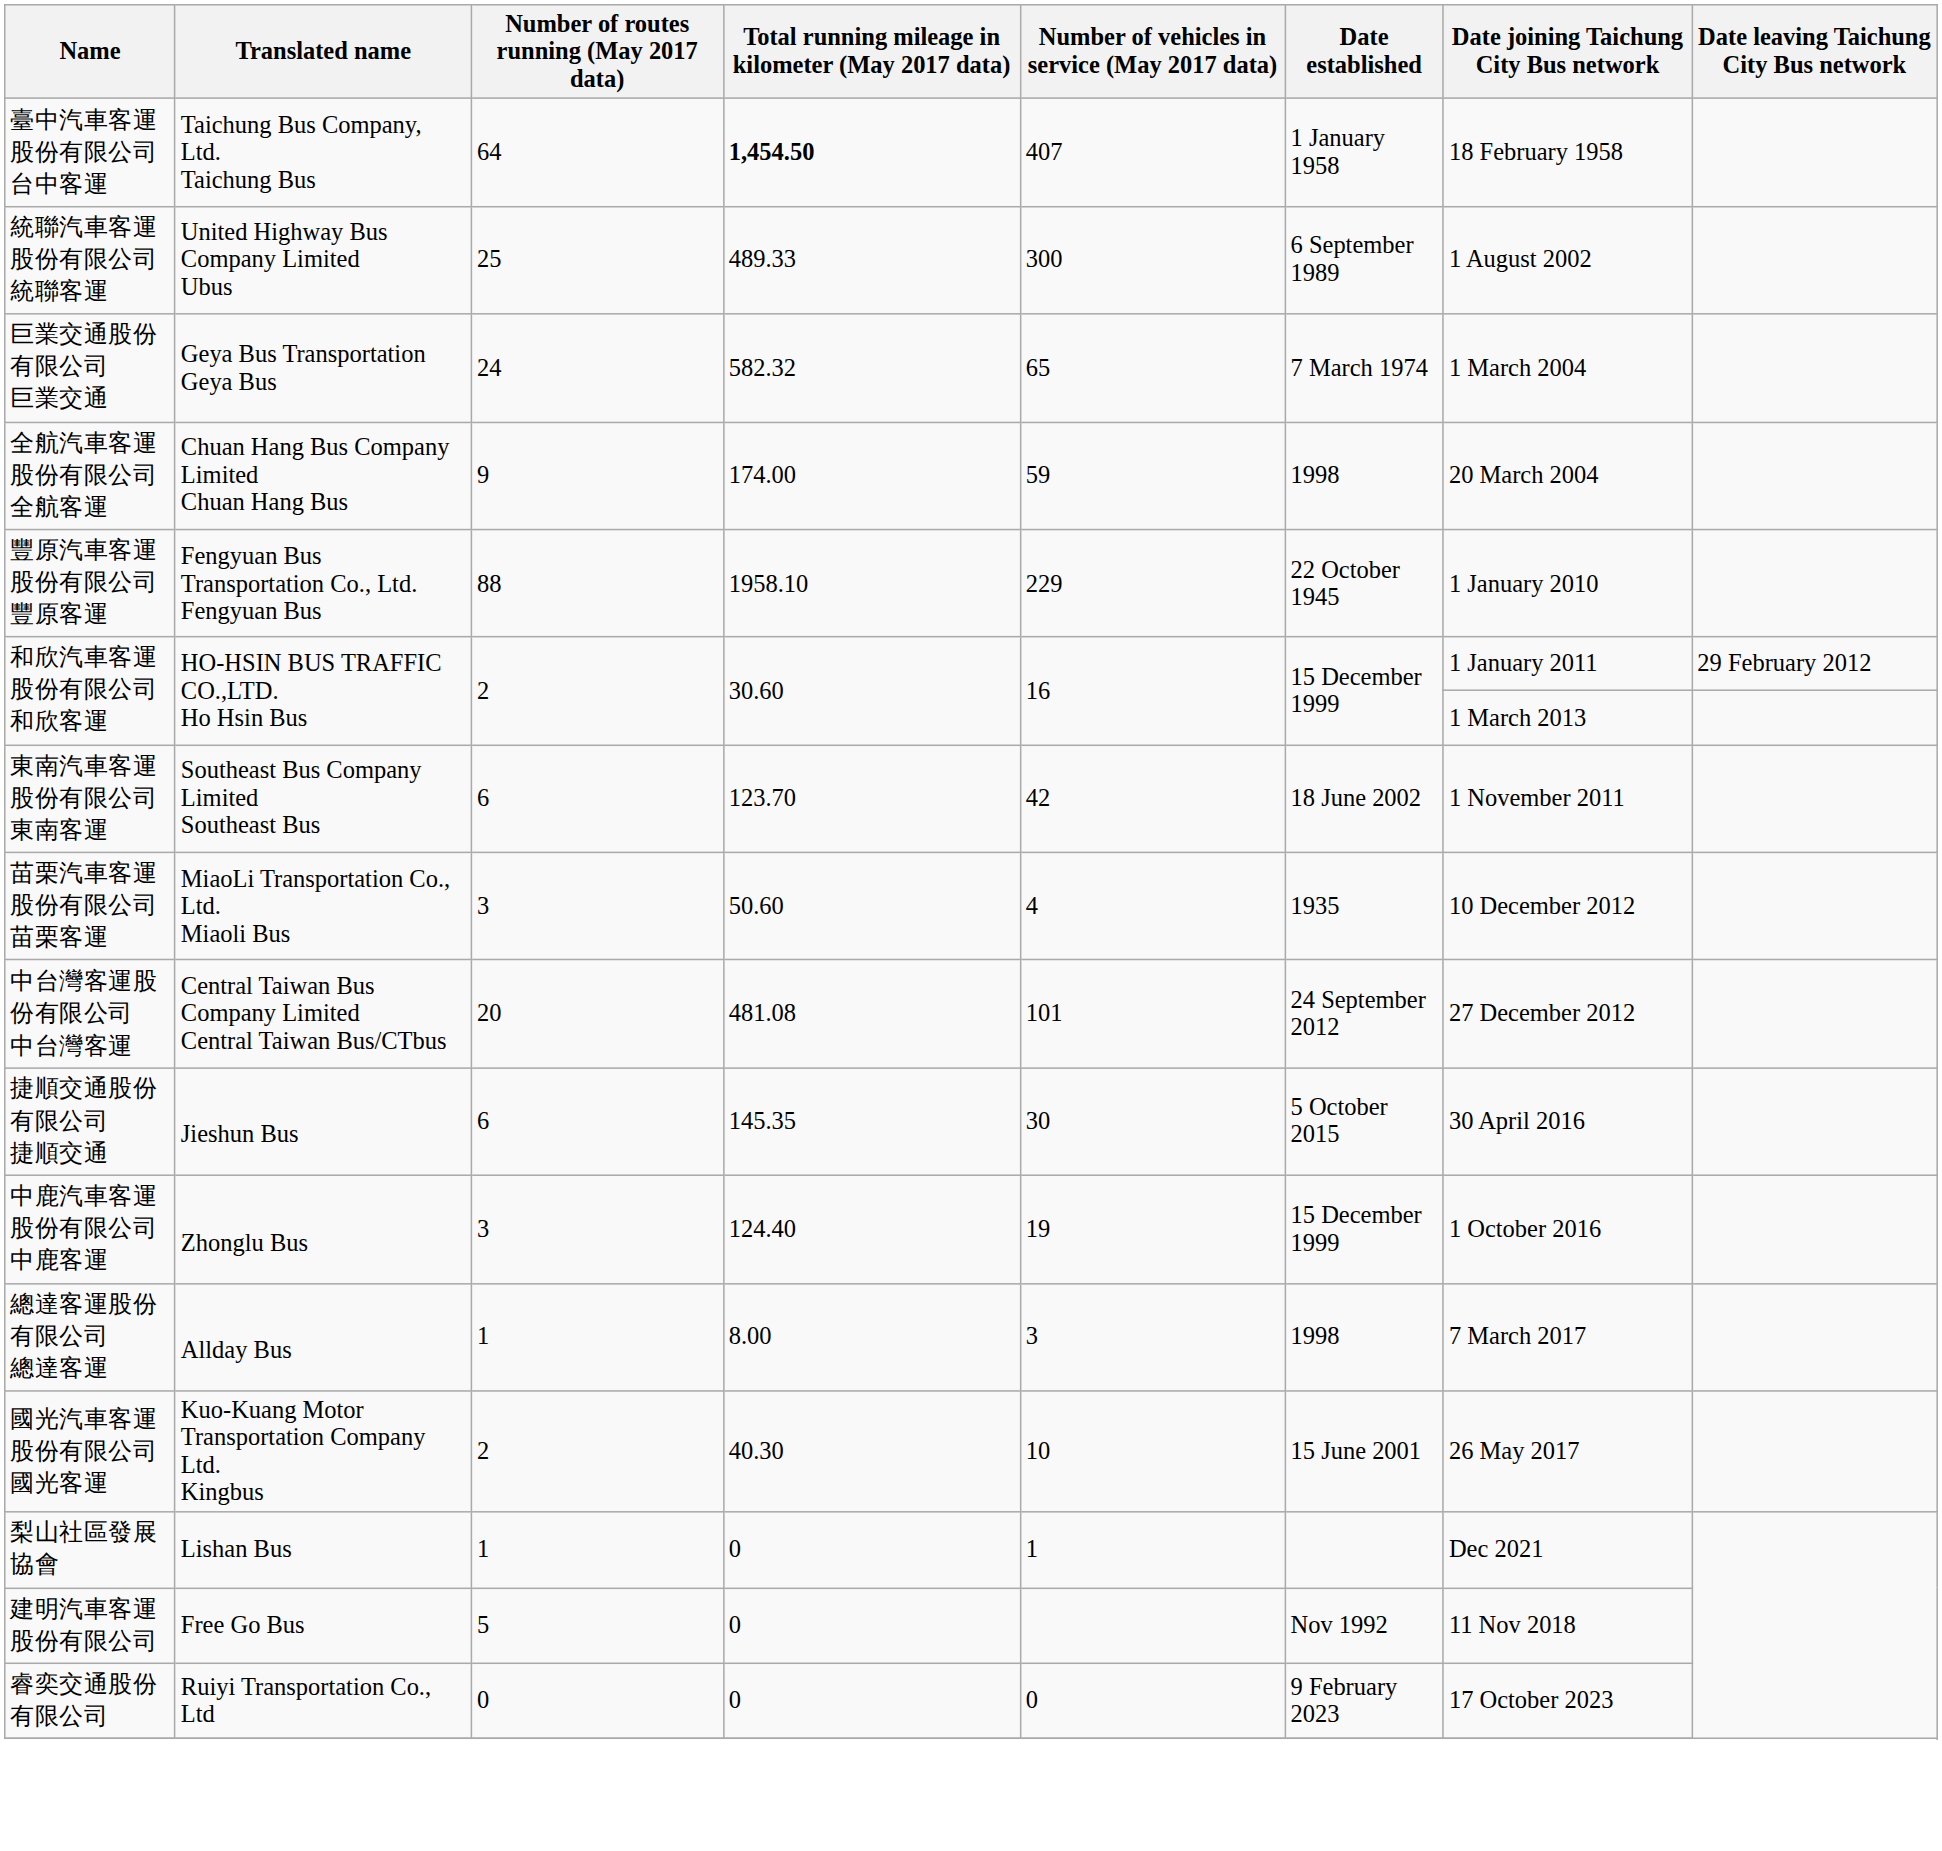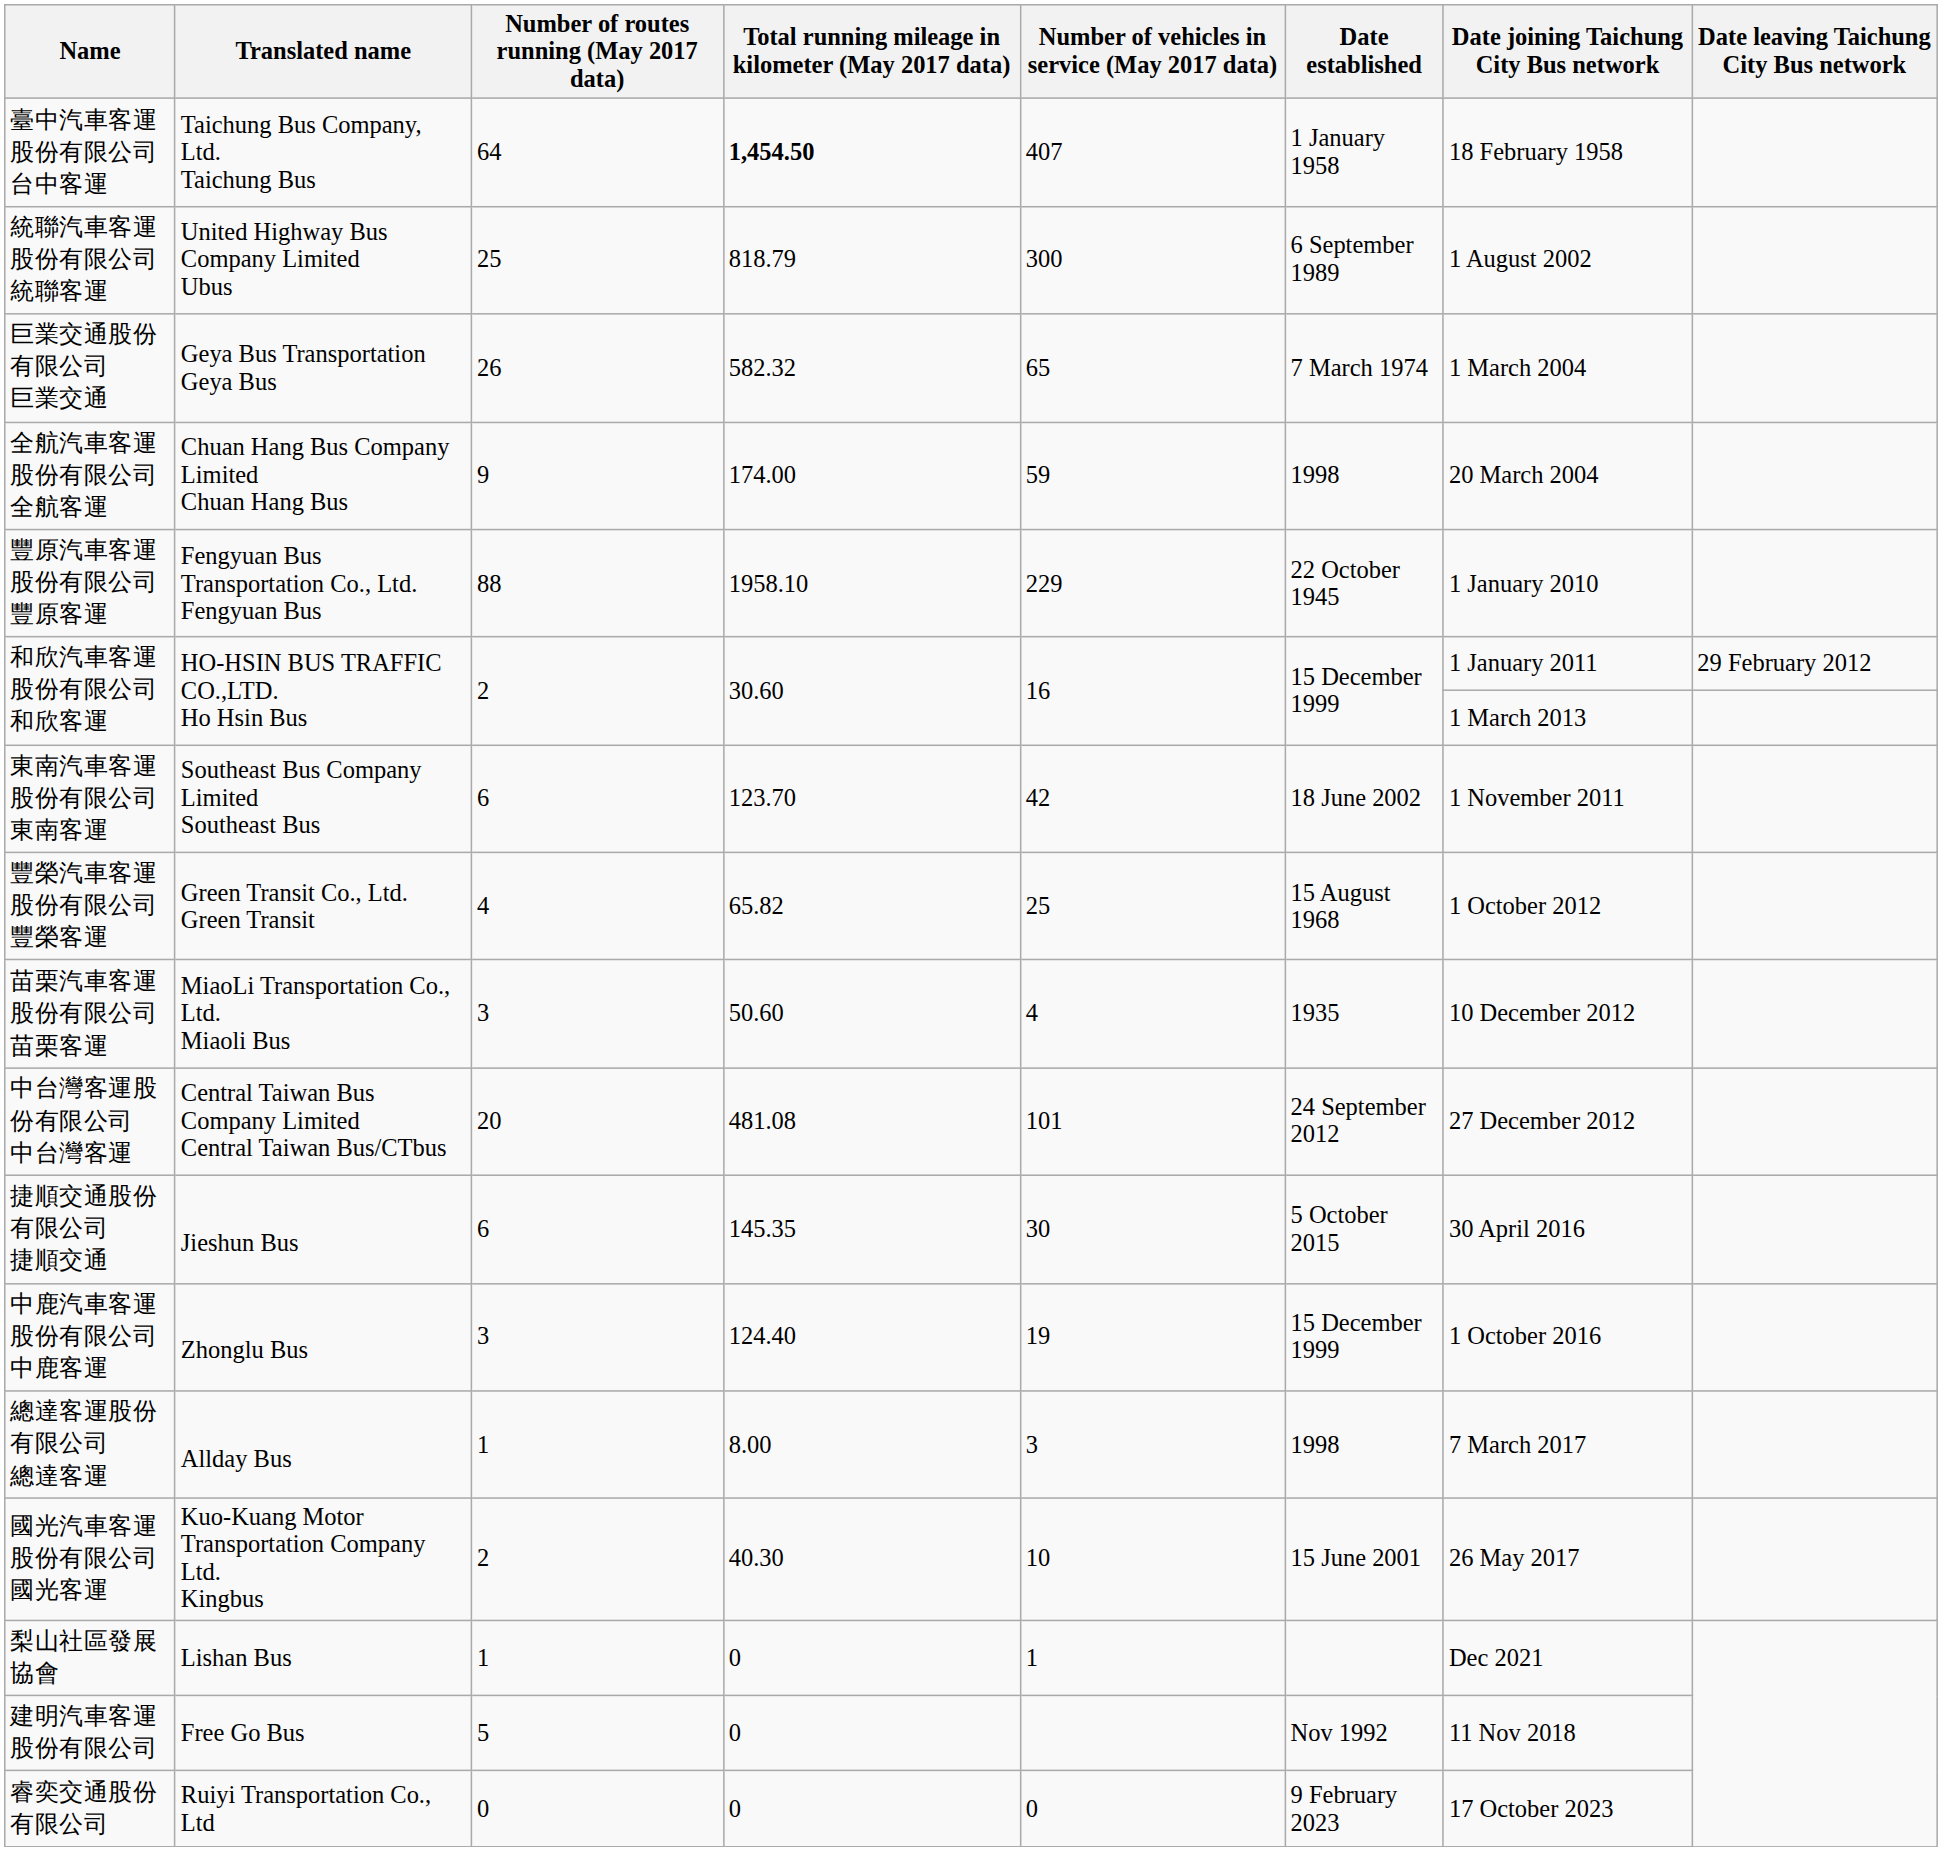(762, 259) 489.33 -> (762, 259) 818.79
(489, 367) 24 -> (489, 367) 26
+ row: (84, 905)
